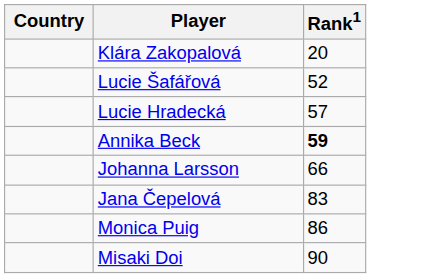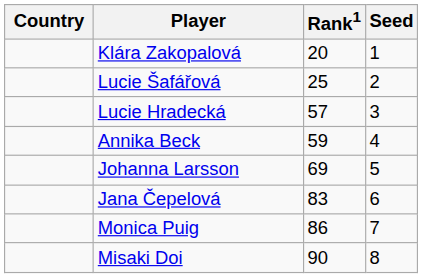+ column: (392, 21)
(318, 82) 52 -> (318, 82) 25
(318, 140) bold -> (318, 140) normal
(318, 169) 66 -> (318, 169) 69
